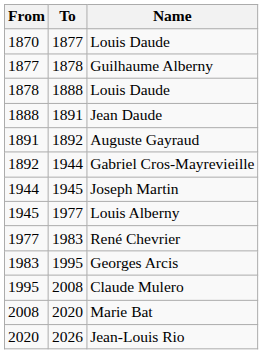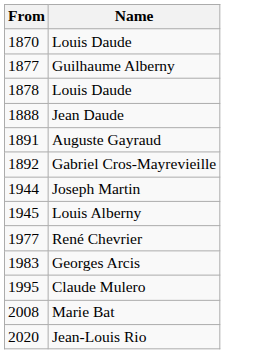- column: (68, 16)
